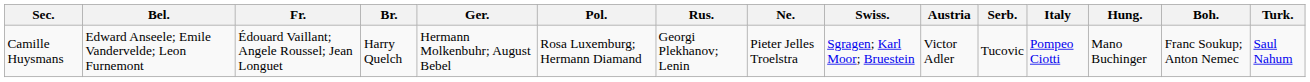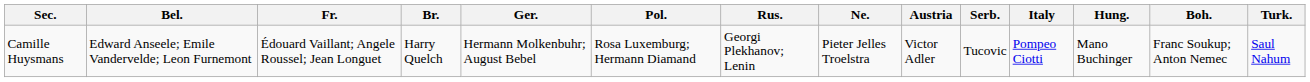- column: (872, 15)
